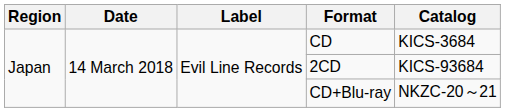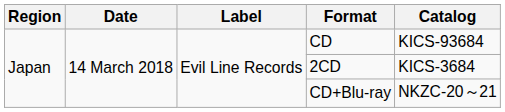(437, 41) KICS-3684 -> (441, 41) KICS-93684
(441, 66) KICS-93684 -> (437, 66) KICS-3684
